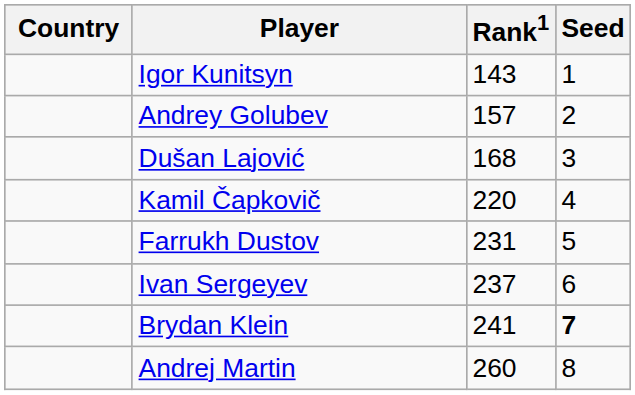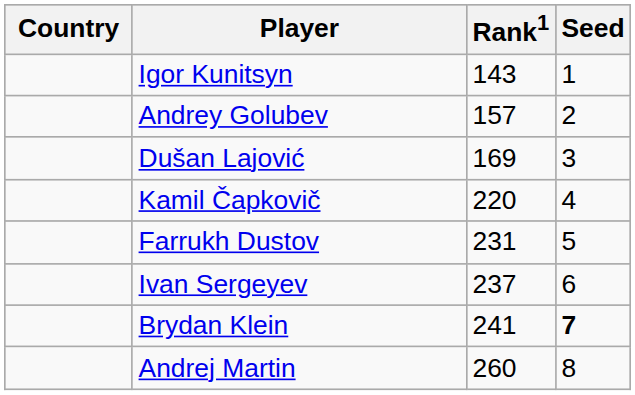(495, 158) 168 -> (495, 158) 169
